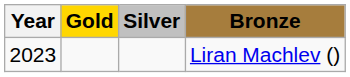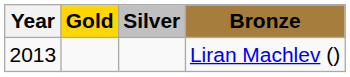(33, 54) 2023 -> (33, 54) 2013
